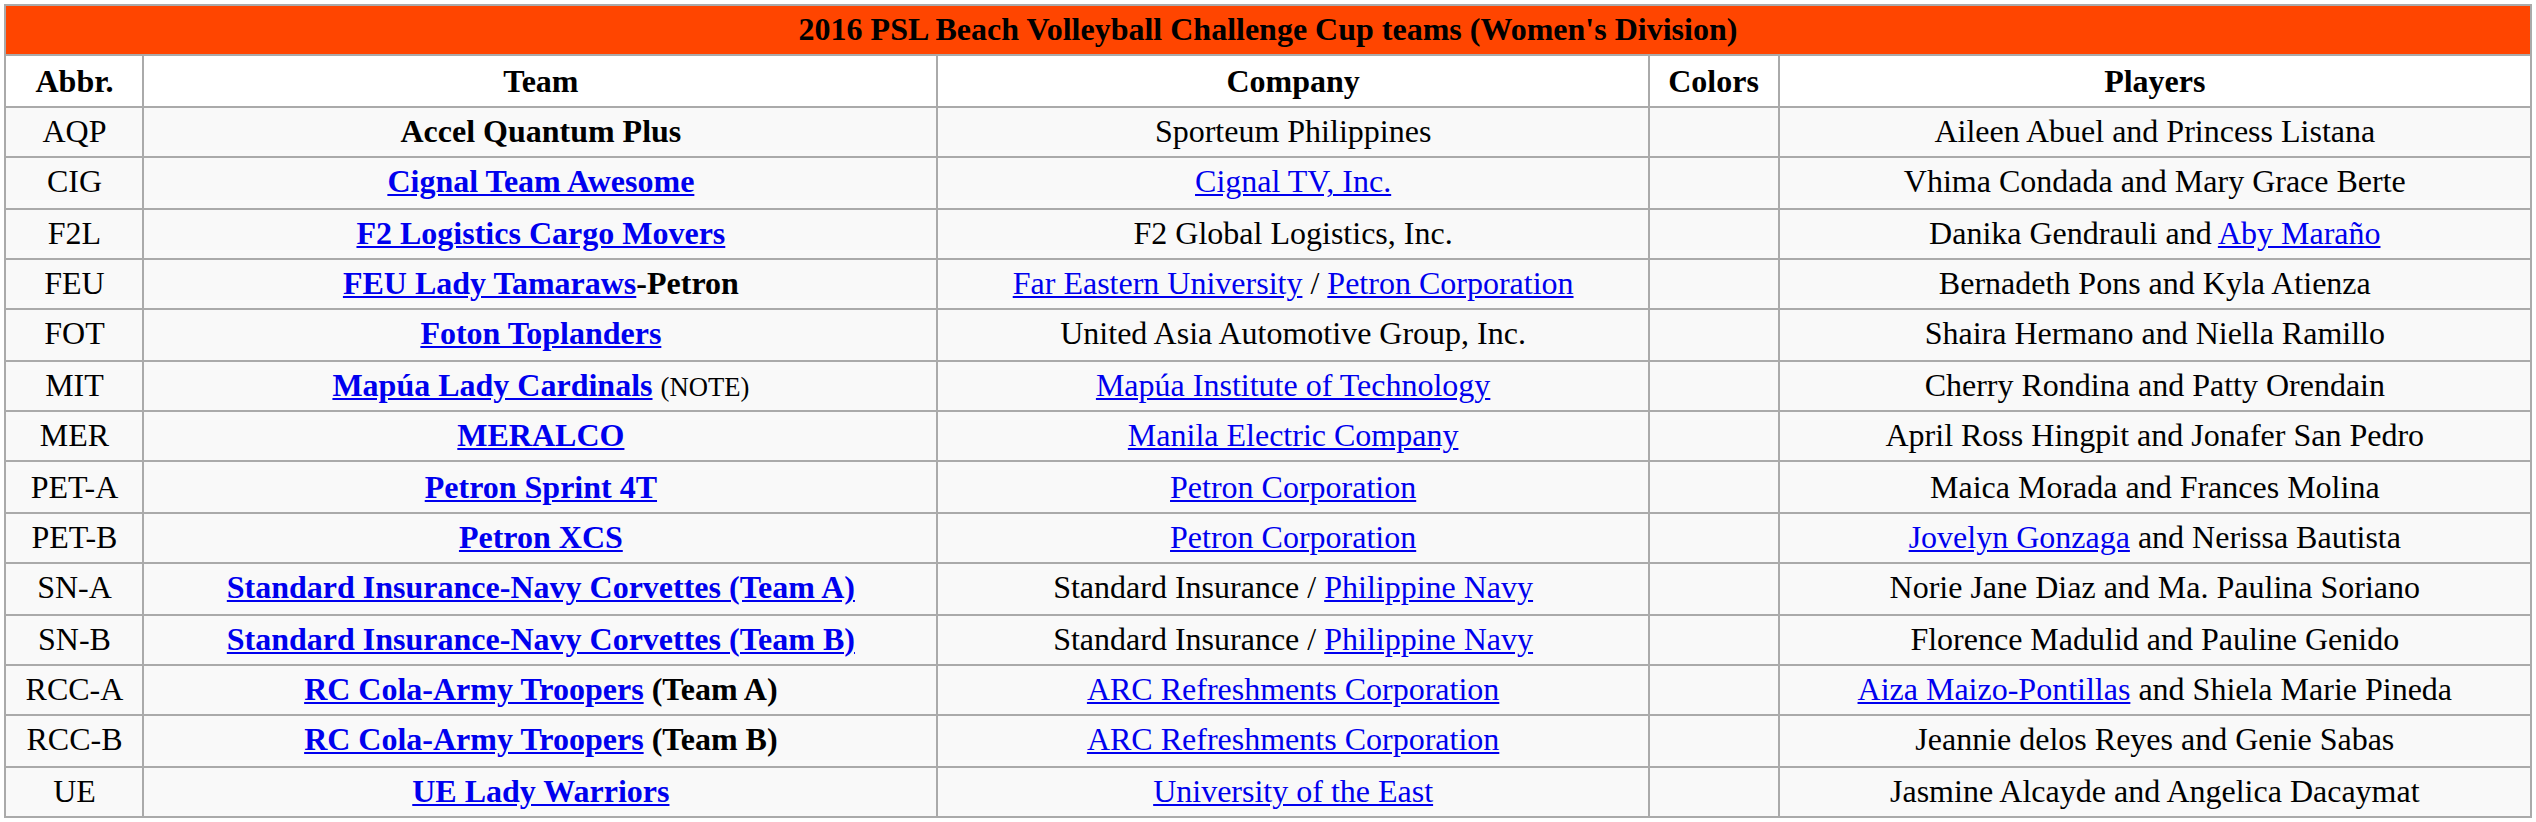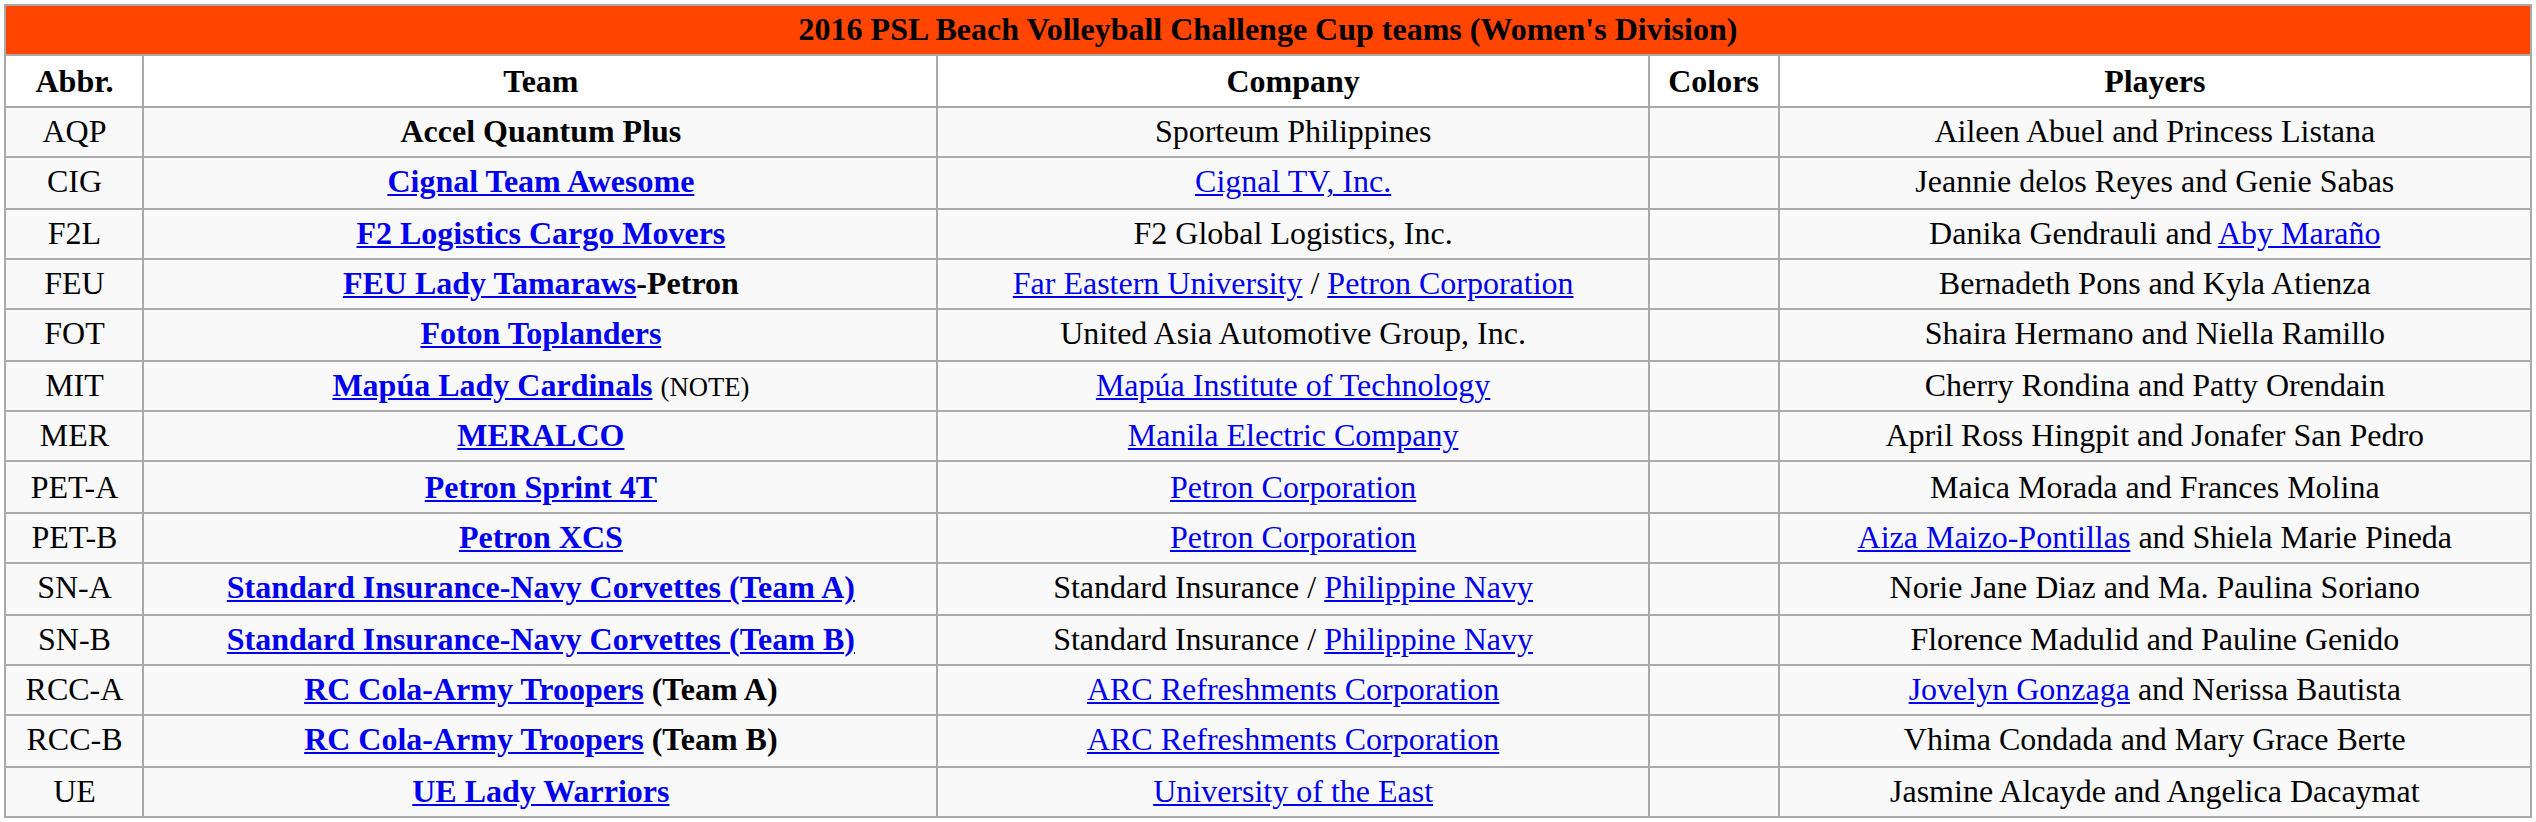(2155, 182) Vhima Condada and Mary Grace Berte -> (2155, 182) Jeannie delos Reyes and Genie Sabas
(2155, 537) Jovelyn Gonzaga and Nerissa Bautista -> (2155, 537) Aiza Maizo-Pontillas and Shiela Marie Pineda
(2155, 689) Aiza Maizo-Pontillas and Shiela Marie Pineda -> (2155, 689) Jovelyn Gonzaga and Nerissa Bautista
(2155, 740) Jeannie delos Reyes and Genie Sabas -> (2155, 740) Vhima Condada and Mary Grace Berte
